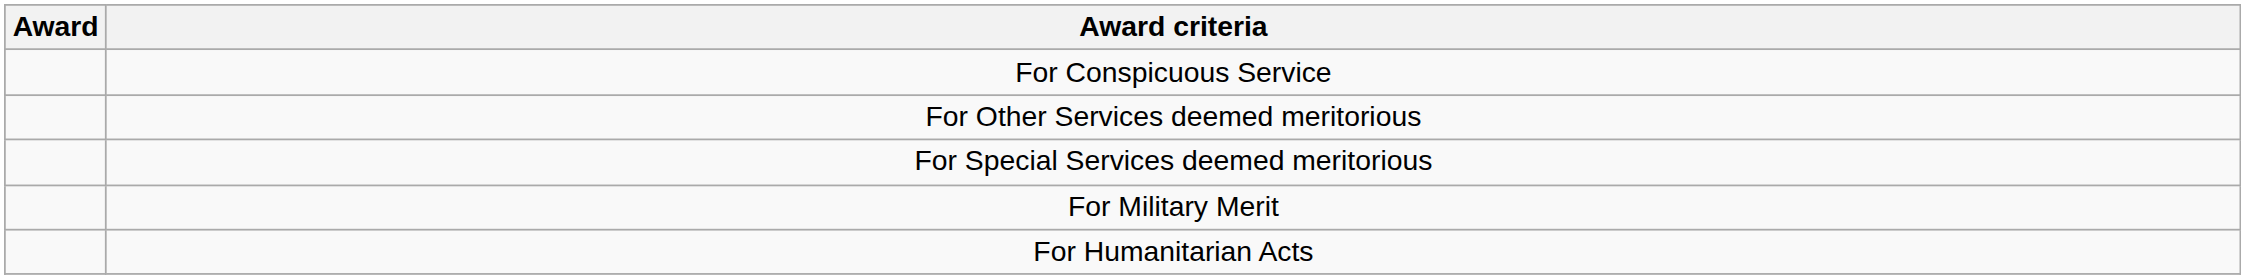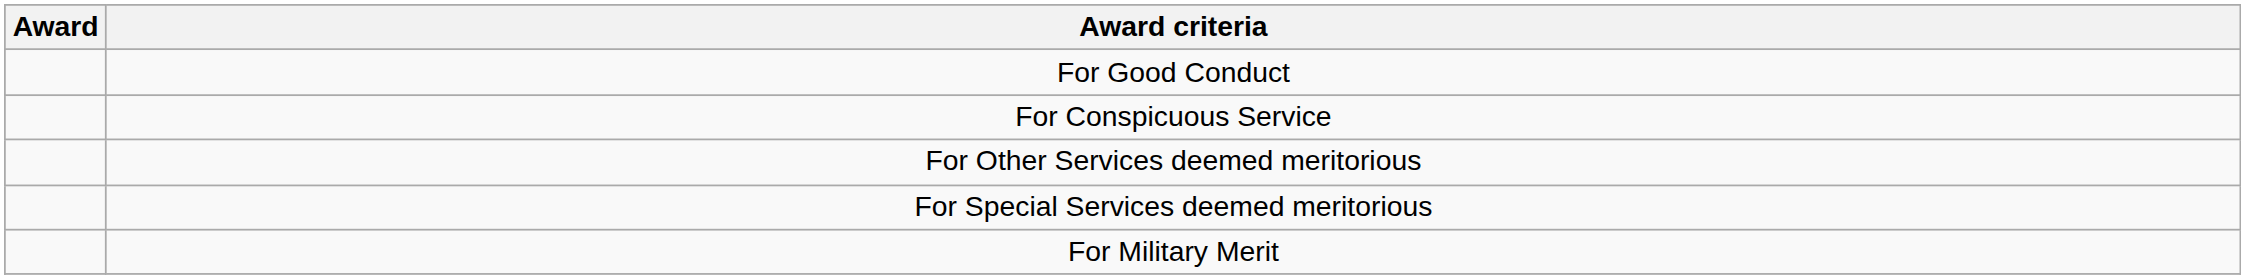+ row: (1173, 71)
- row: (1173, 251)
